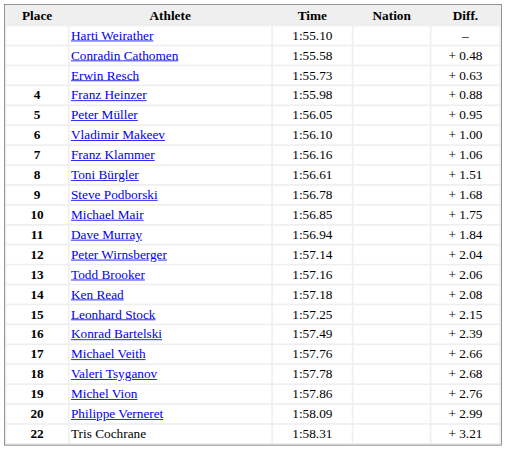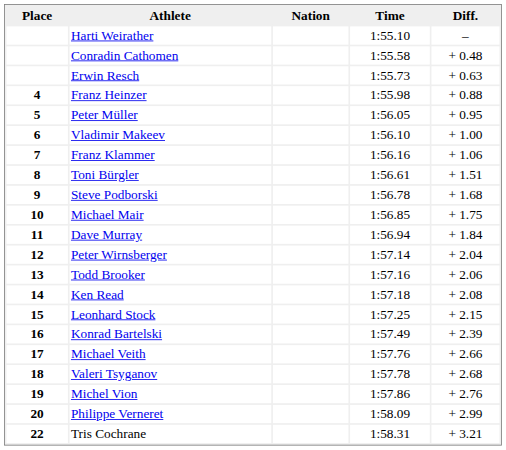columns swapped: (392, 15) <-> (312, 15)
